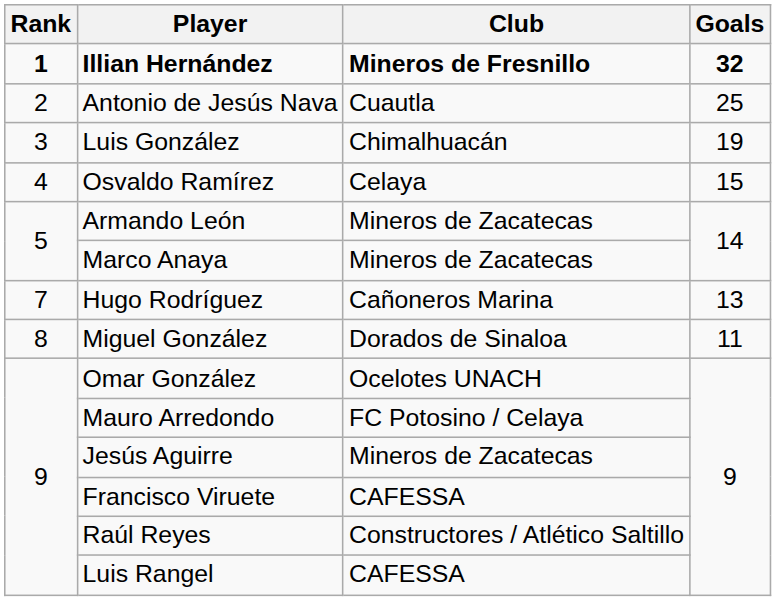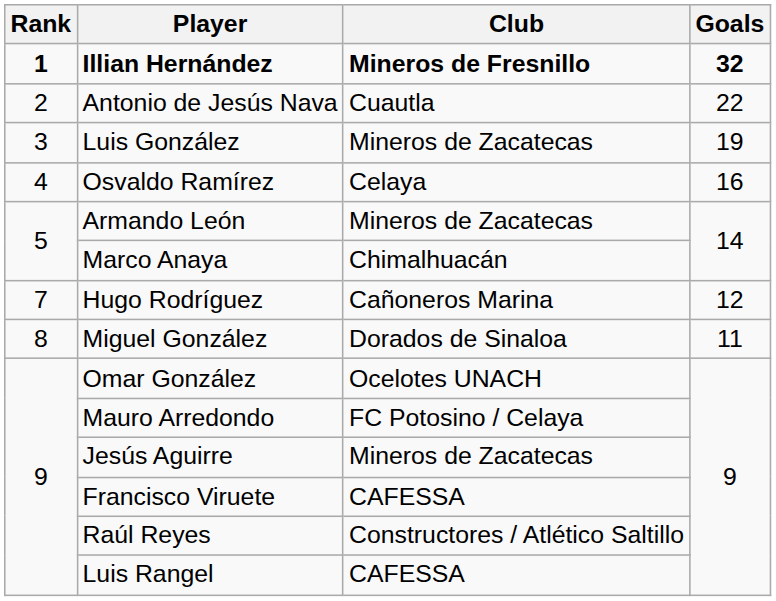(730, 102) 25 -> (730, 102) 22
(428, 142) Chimalhuacán -> (471, 142) Mineros de Zacatecas
(730, 181) 15 -> (730, 181) 16
(471, 260) Mineros de Zacatecas -> (428, 260) Chimalhuacán
(730, 299) 13 -> (730, 299) 12
